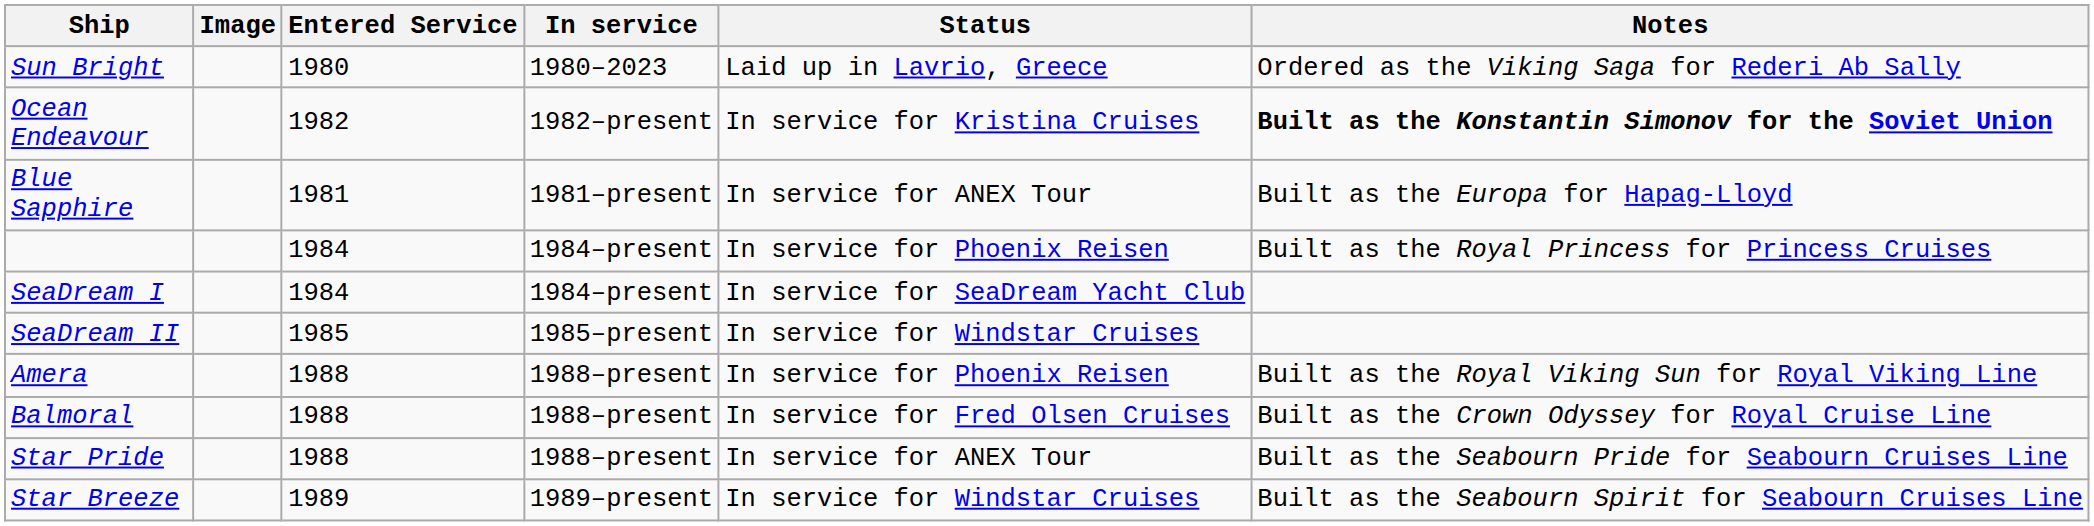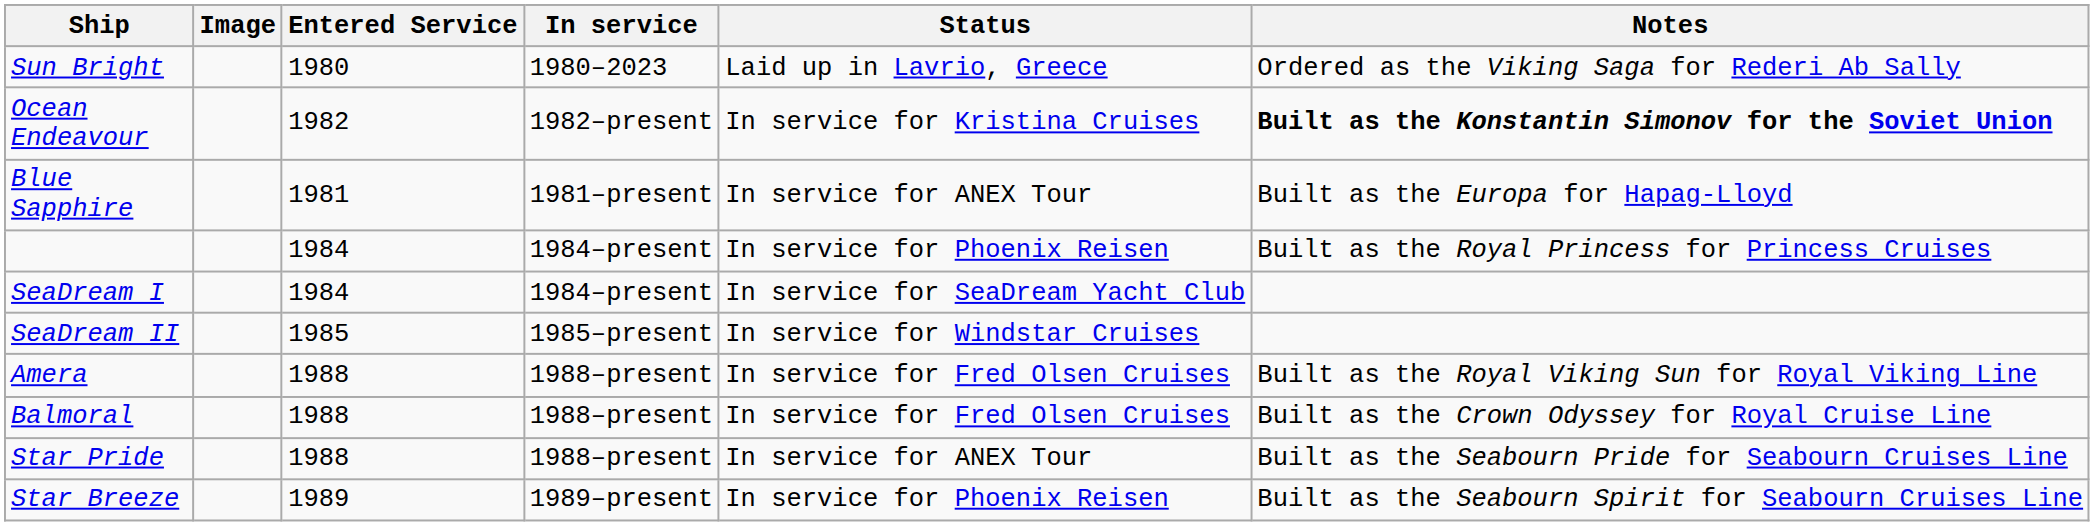(947, 375) In service for Phoenix Reisen -> (978, 375) In service for Fred Olsen Cruises
(962, 500) In service for Windstar Cruises -> (947, 500) In service for Phoenix Reisen
